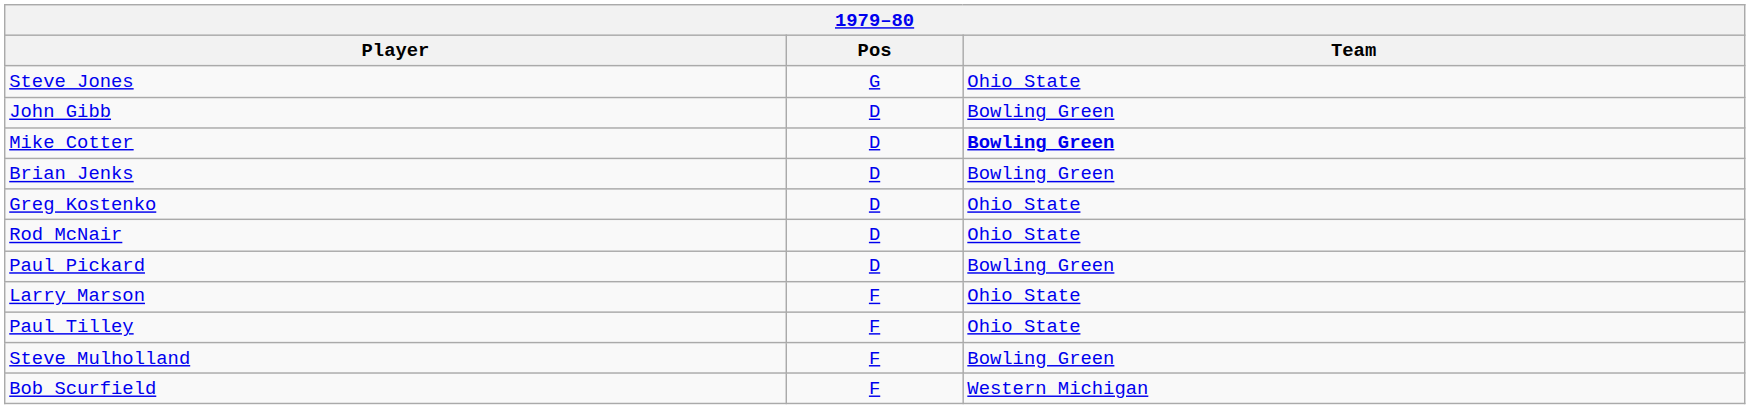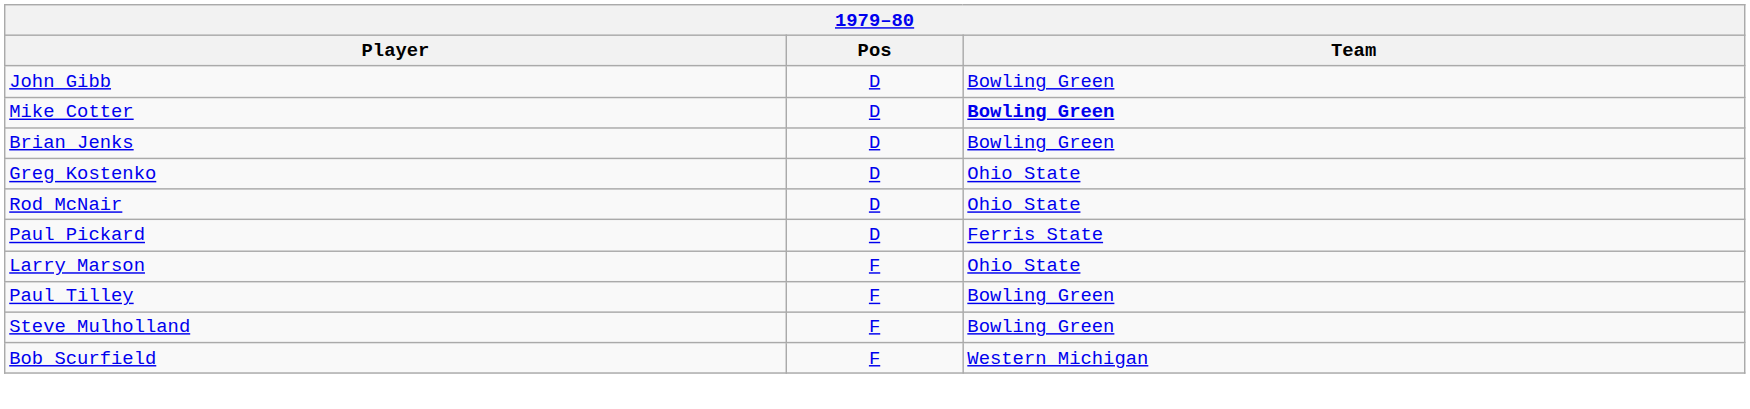- row: (71, 82)
(1041, 266) Bowling Green -> (1035, 235) Ferris State
(1024, 327) Ohio State -> (1041, 297) Bowling Green
